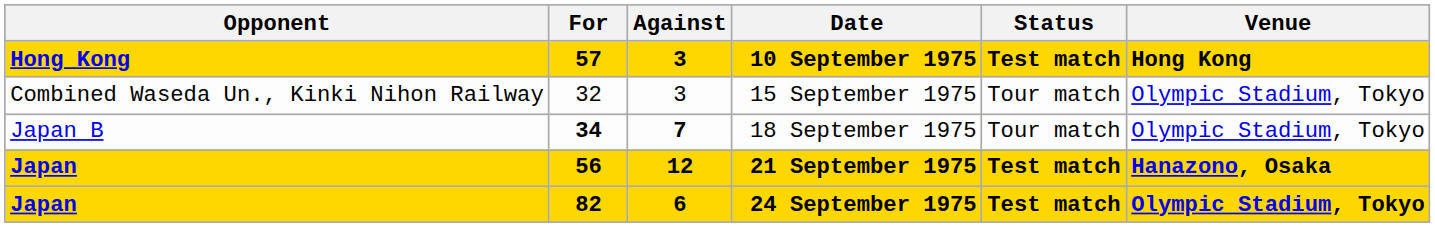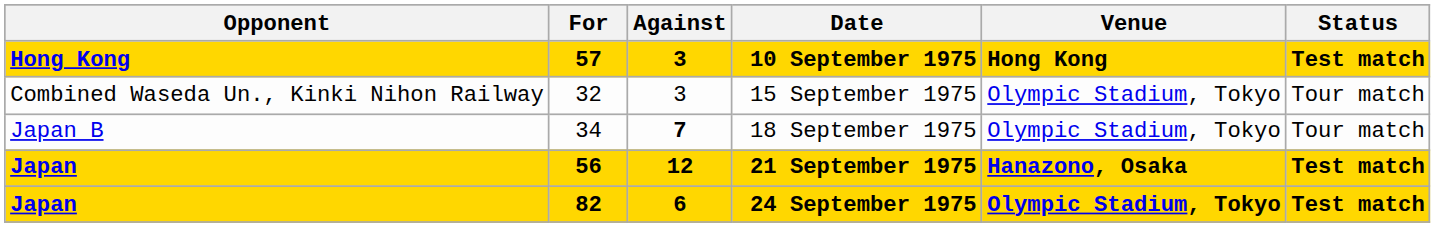columns swapped: (1278, 23) <-> (1054, 23)
(589, 132) bold -> (589, 132) normal
